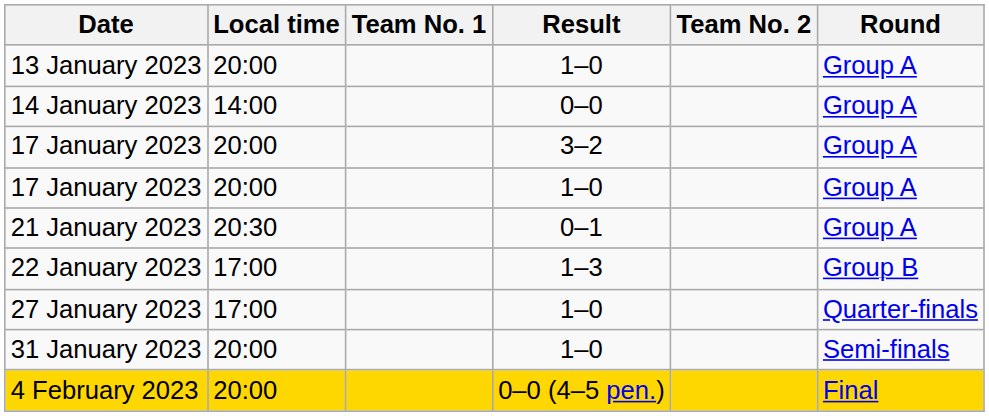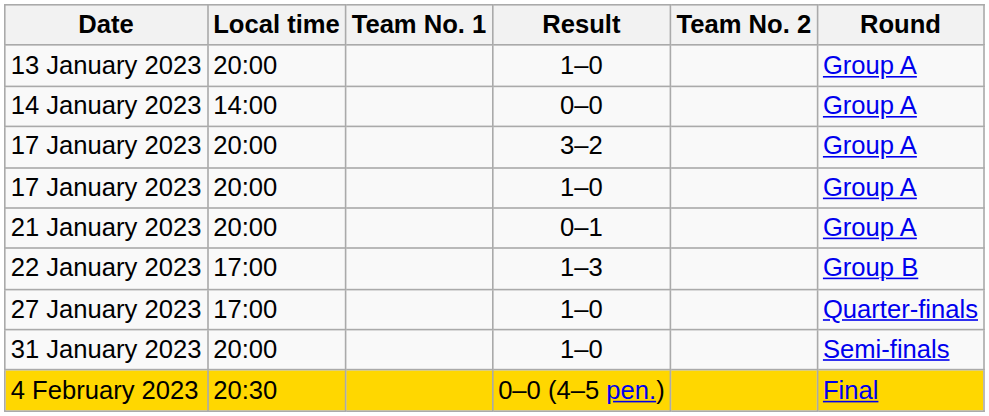(245, 227) 20:30 -> (245, 227) 20:00
(245, 390) 20:00 -> (245, 390) 20:30
